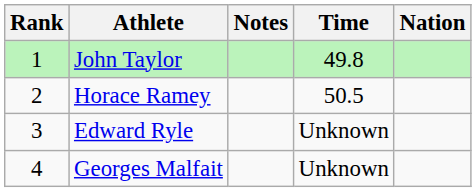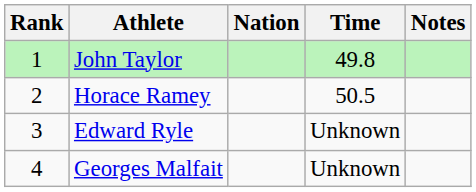columns swapped: (432, 22) <-> (261, 22)
